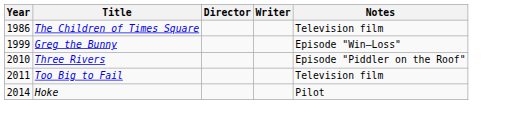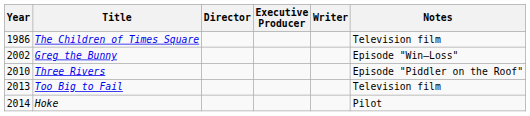+ column: (282, 18)
(18, 44) 1999 -> (18, 55) 2002
(18, 76) 2011 -> (18, 87) 2013
